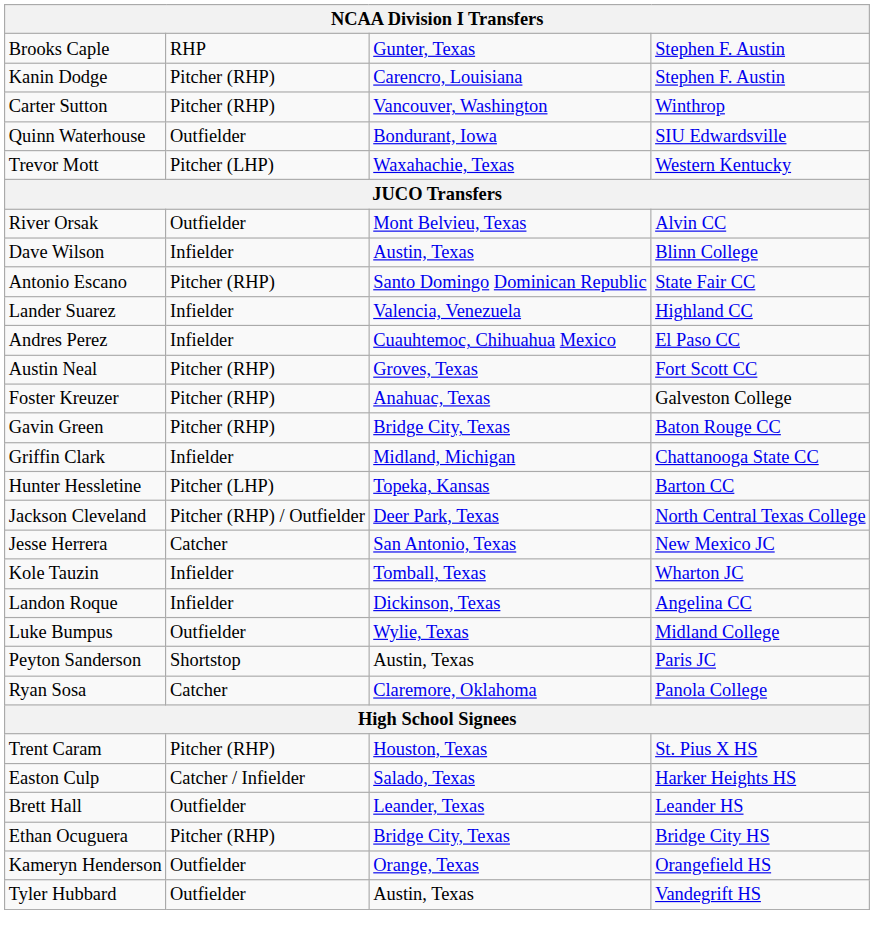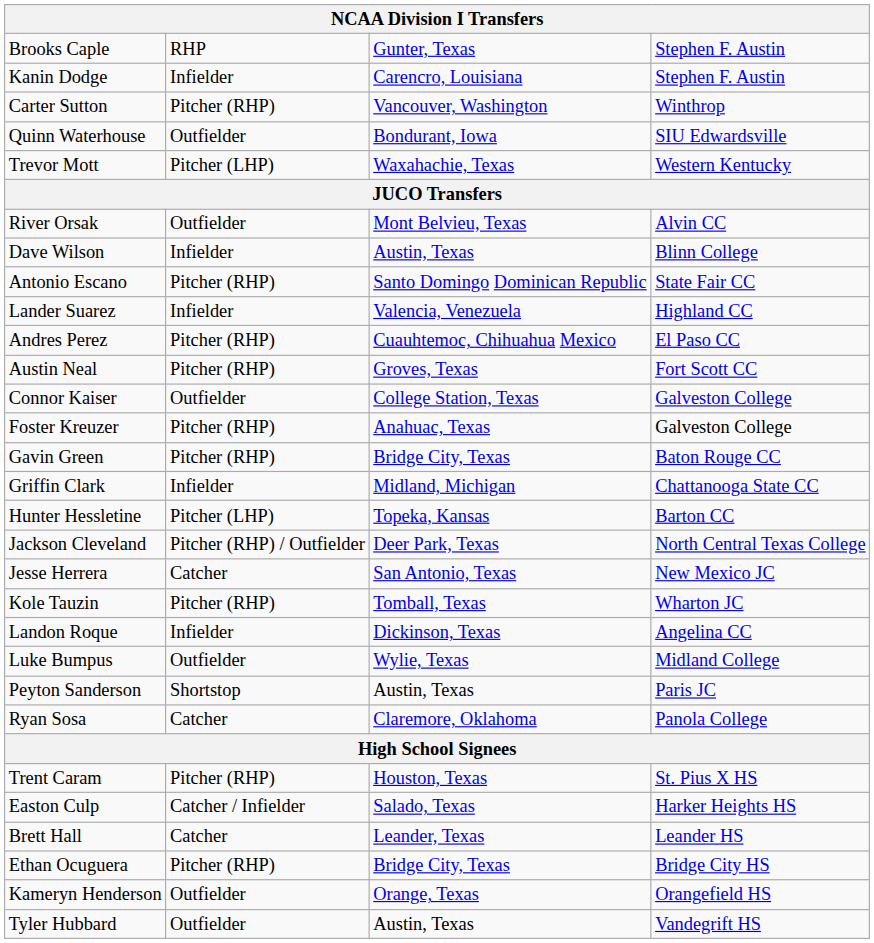(222, 77) Pitcher (RHP) -> (202, 77) Infielder
(202, 340) Infielder -> (222, 340) Pitcher (RHP)
+ row: (63, 398)
(202, 573) Infielder -> (222, 602) Pitcher (RHP)
(208, 806) Outfielder -> (199, 836) Catcher
